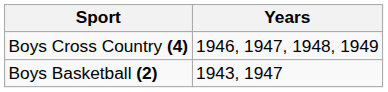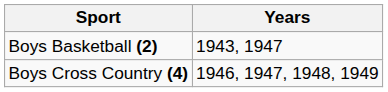rows swapped: (83, 73) <-> (98, 45)
